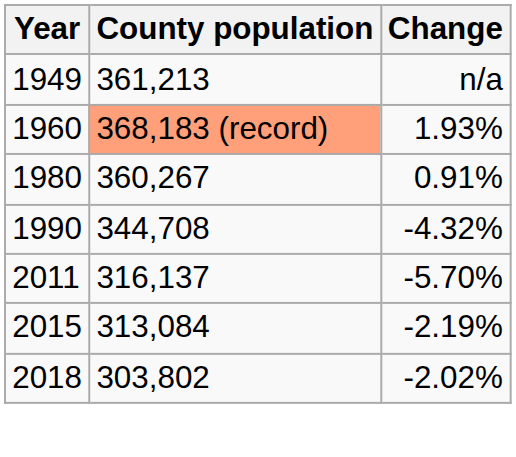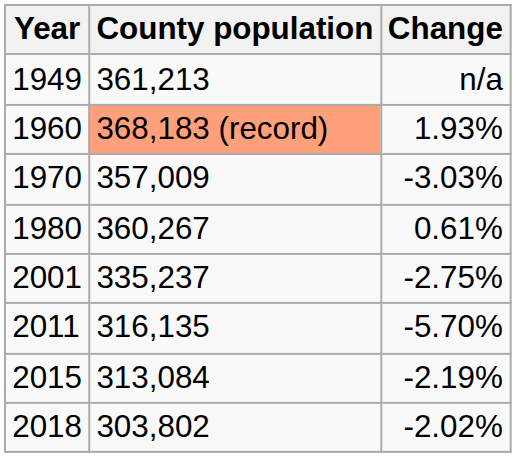+ row: (47, 178)
(458, 178) 0.91% -> (458, 228) 0.61%
- row: (47, 228)
+ row: (47, 278)
(153, 278) 316,137 -> (153, 327) 316,135
